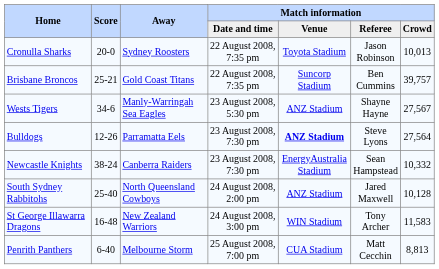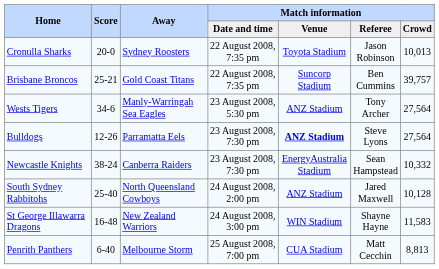(376, 108) Shayne Hayne -> (376, 108) Tony Archer
(417, 108) 27,567 -> (417, 108) 27,564
(376, 221) Tony Archer -> (376, 221) Shayne Hayne
